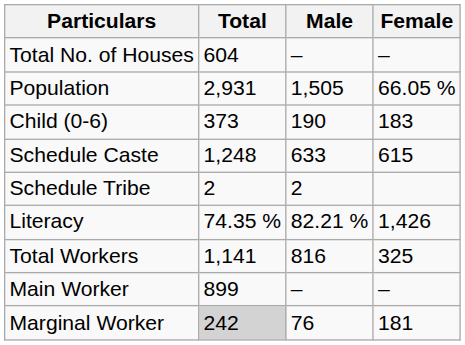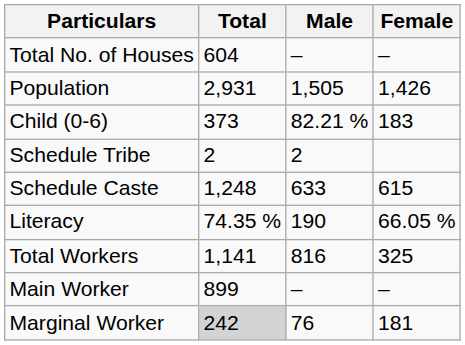(417, 88) 66.05 % -> (404, 88) 1,426
(308, 121) 190 -> (330, 121) 82.21 %
rows swapped: (84, 155) <-> (80, 188)
(330, 222) 82.21 % -> (308, 222) 190
(404, 222) 1,426 -> (417, 222) 66.05 %
